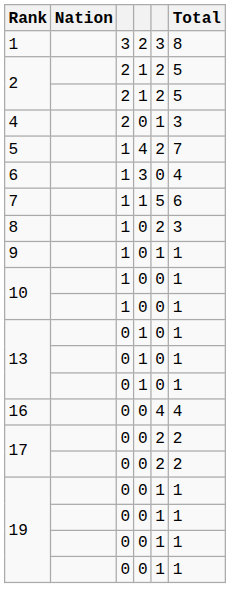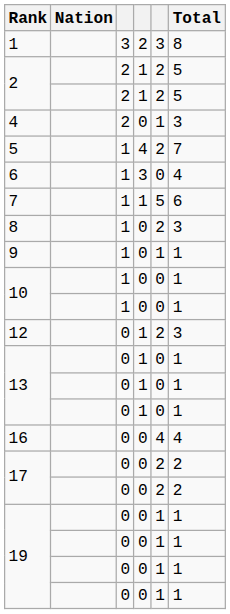+ row: (18, 333)
